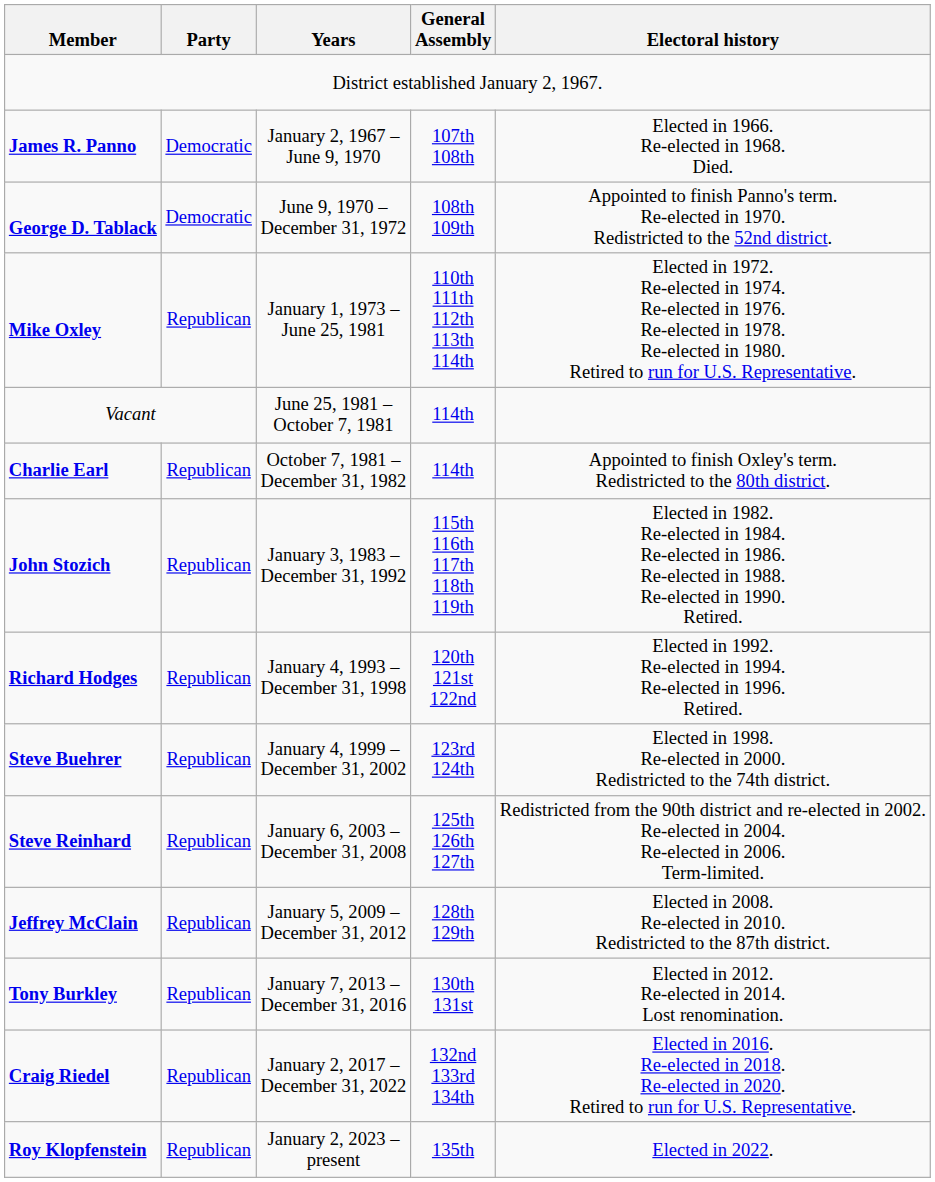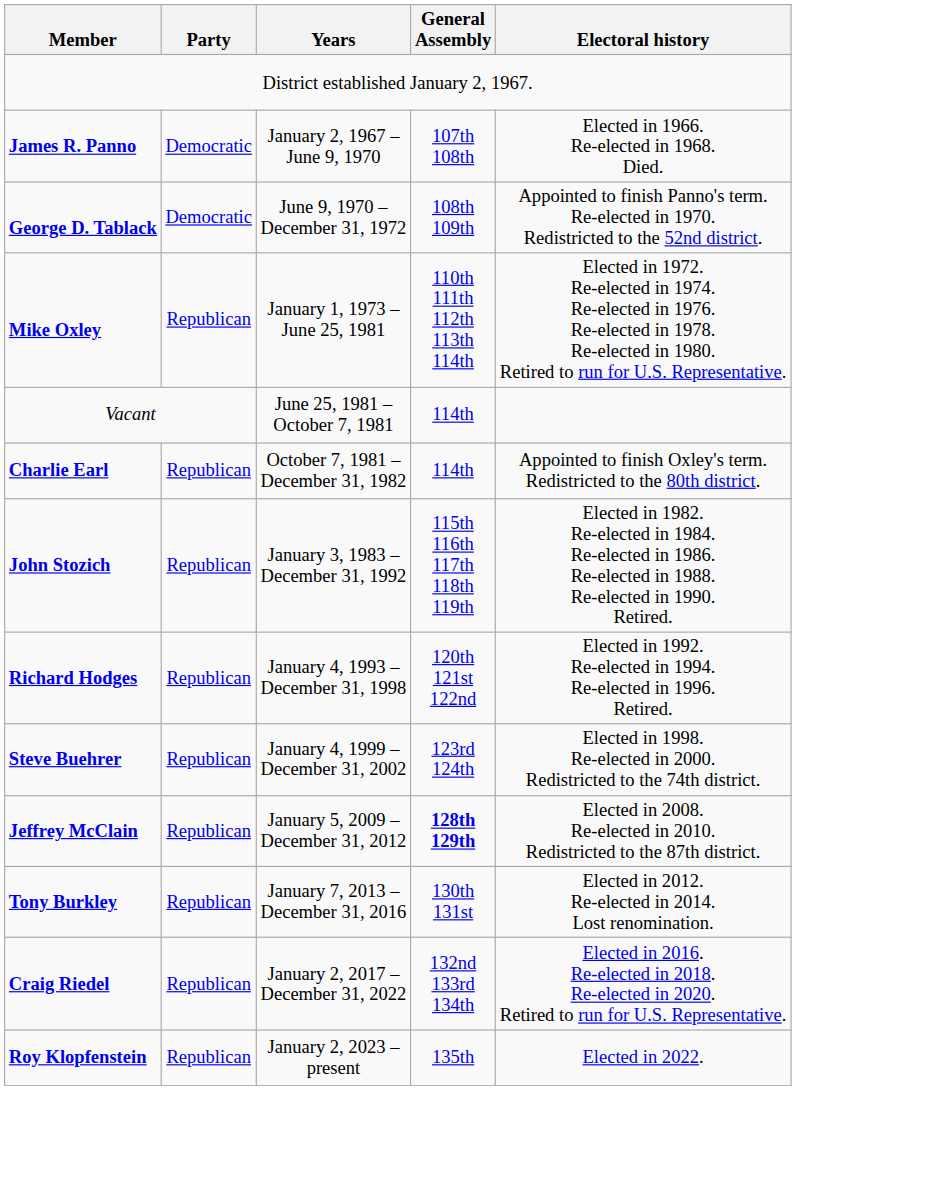- row: (70, 841)
(453, 922) normal -> (453, 830) bold
